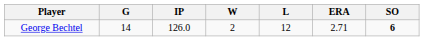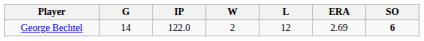(179, 28) 126.0 -> (179, 28) 122.0
(339, 28) 2.71 -> (339, 28) 2.69
